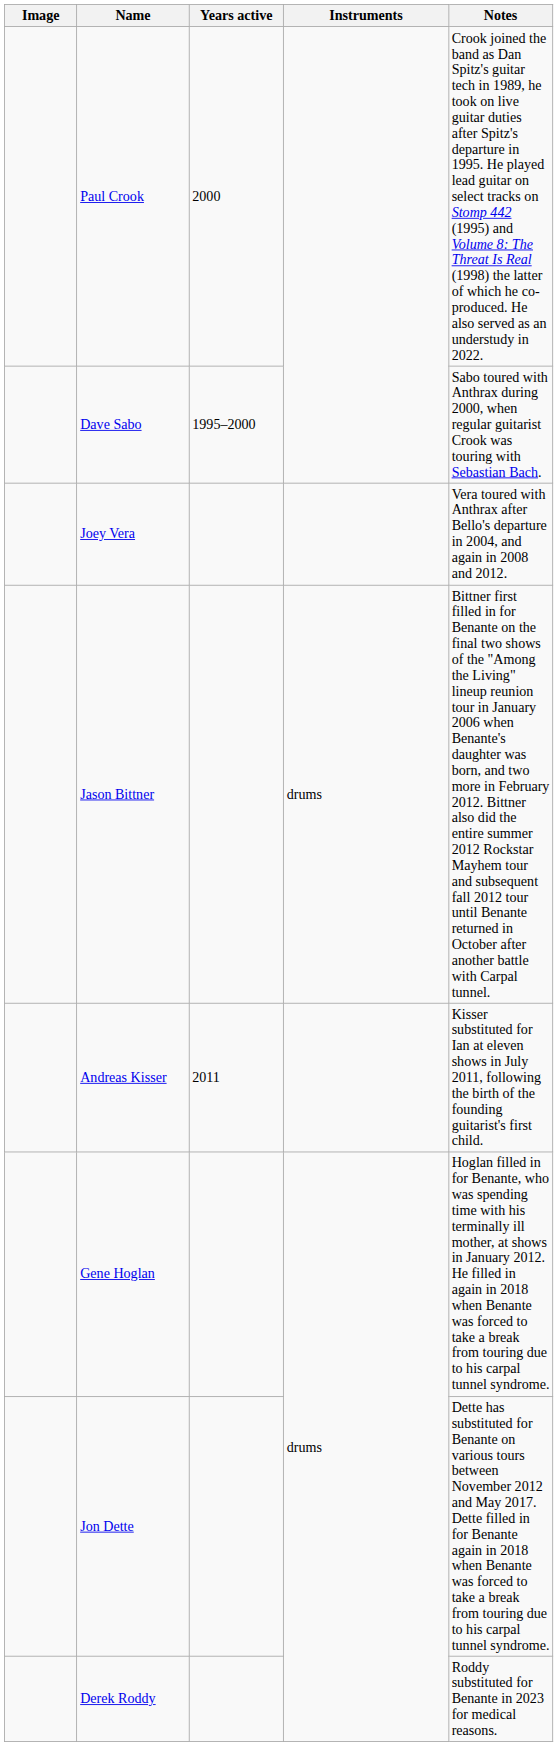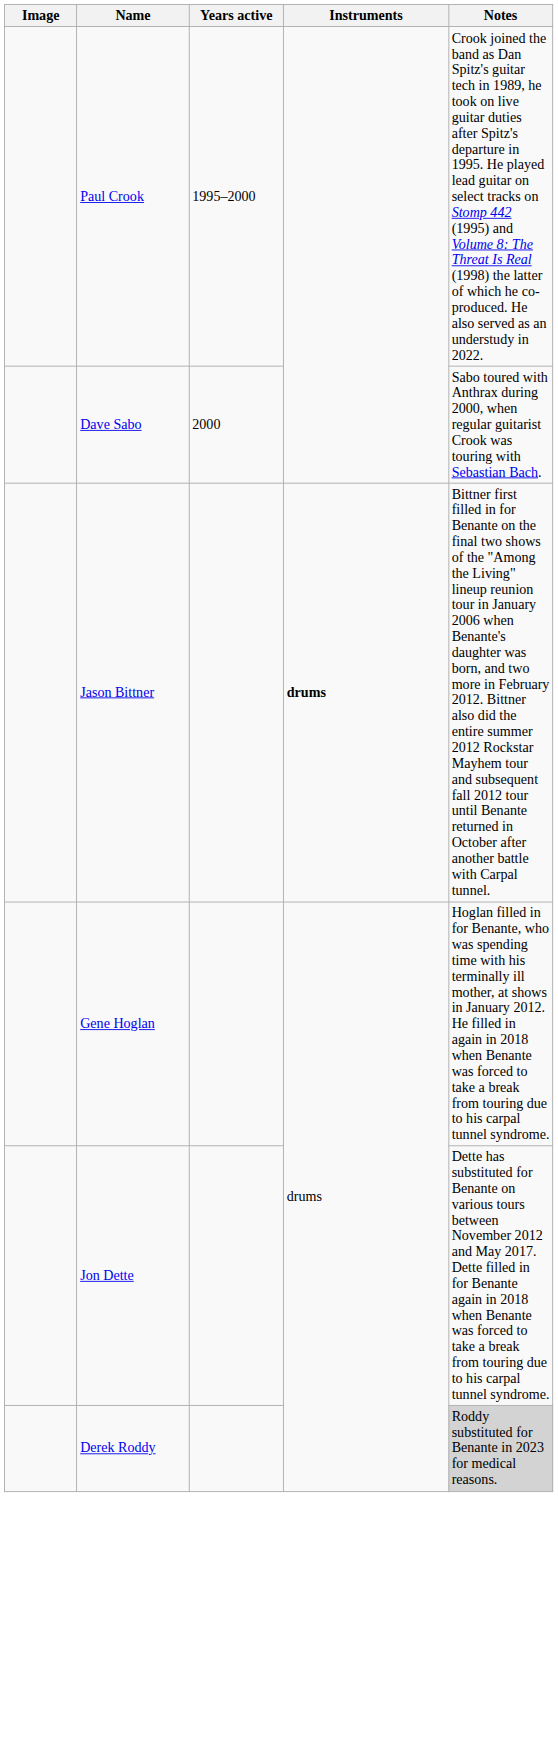(206, 196) 2000 -> (224, 196) 1995–2000
(224, 424) 1995–2000 -> (206, 424) 2000
- row: (108, 534)
(304, 794) normal -> (306, 692) bold
- row: (123, 1077)
(498, 1699) no background -> (498, 1448) lightgrey background
